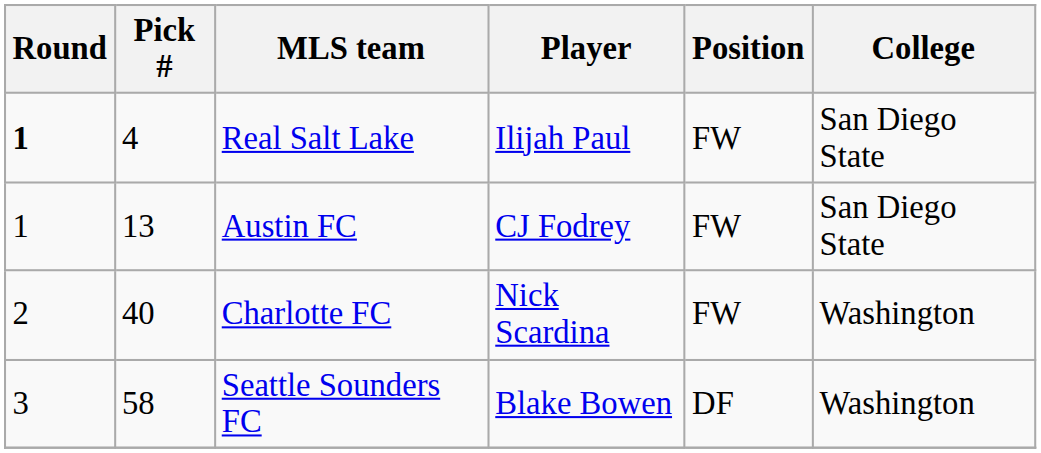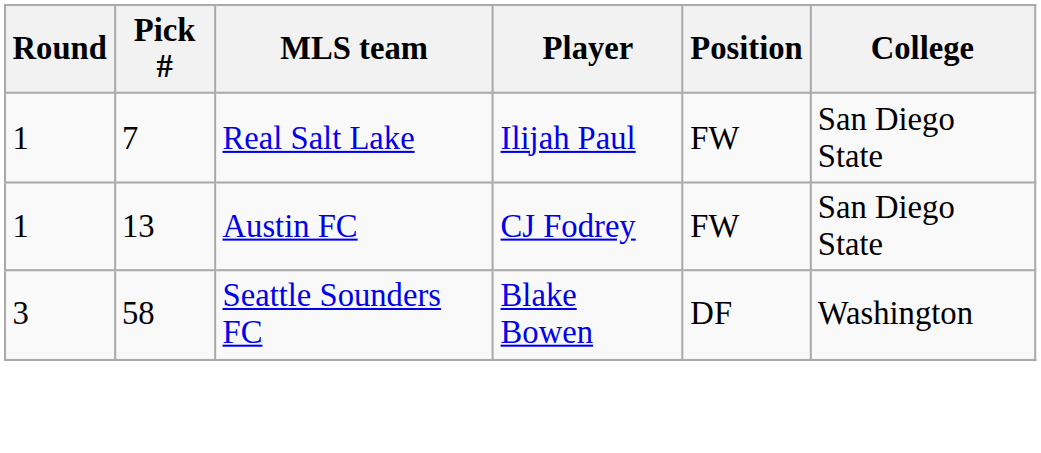(21, 137) bold -> (21, 137) normal
(130, 137) 4 -> (130, 137) 7
- row: (307, 314)
